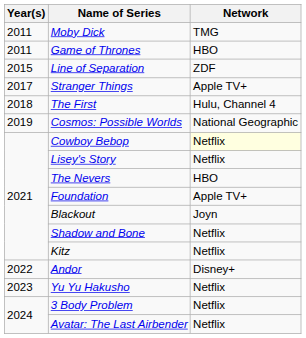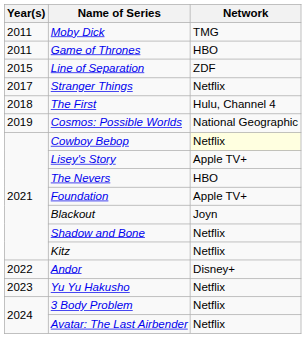(220, 86) Apple TV+ -> (209, 86) Netflix
(209, 159) Netflix -> (220, 159) Apple TV+
